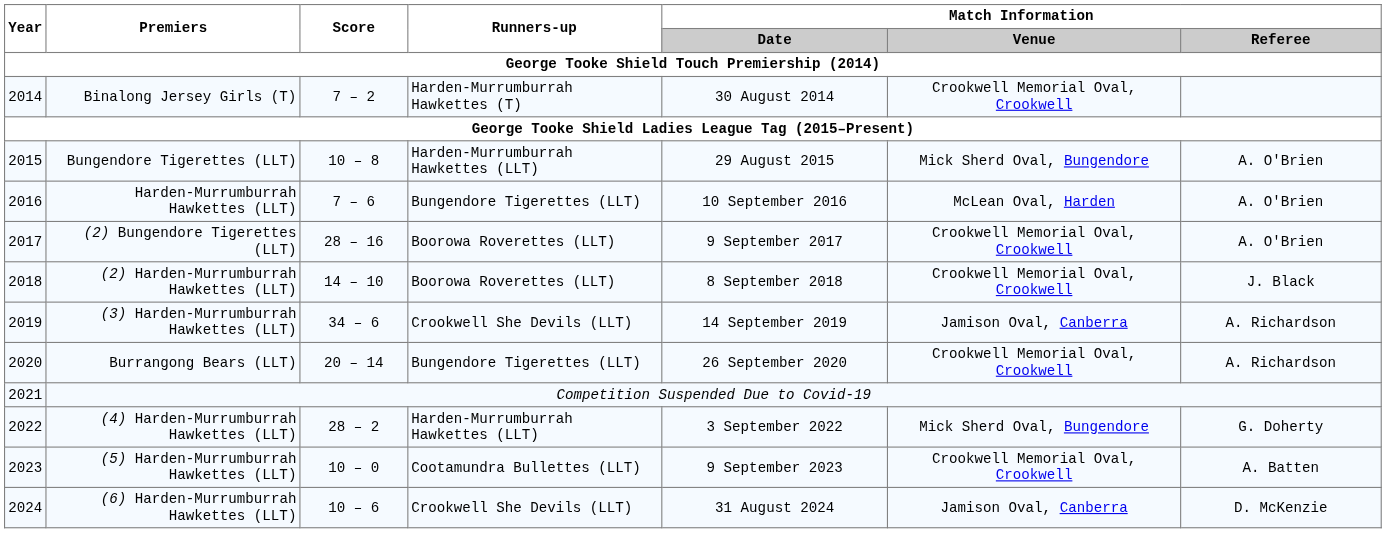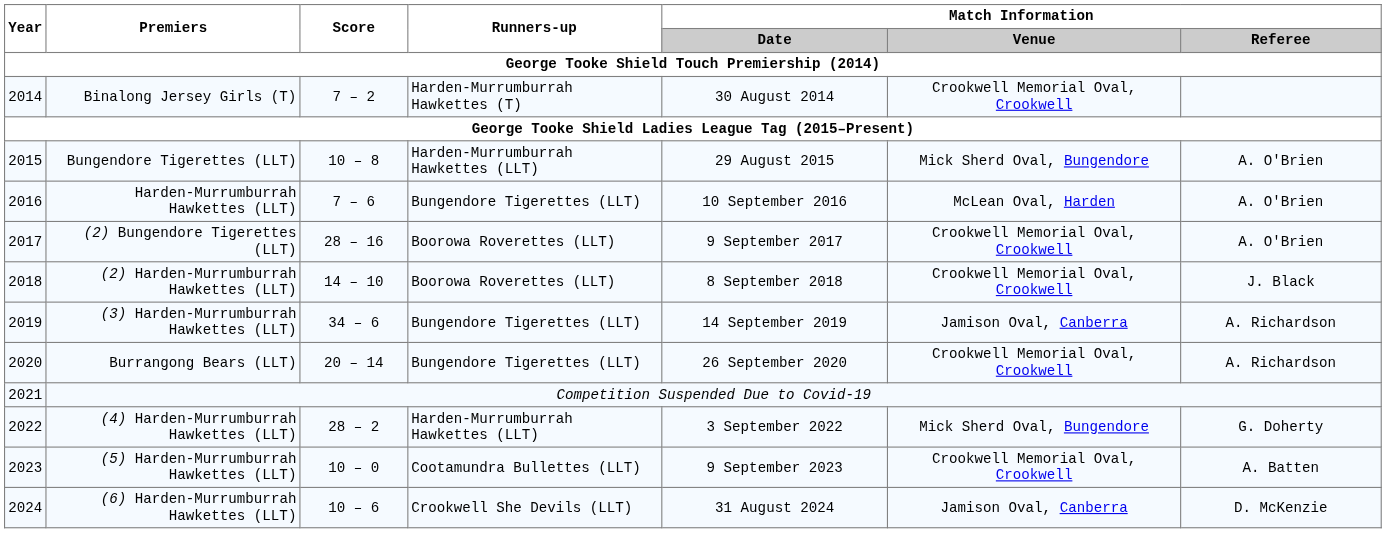(522, 322) Crookwell She Devils (LLT) -> (526, 322) Bungendore Tigerettes (LLT)
